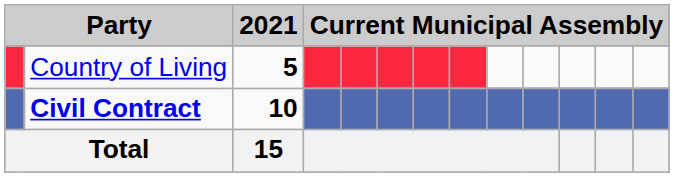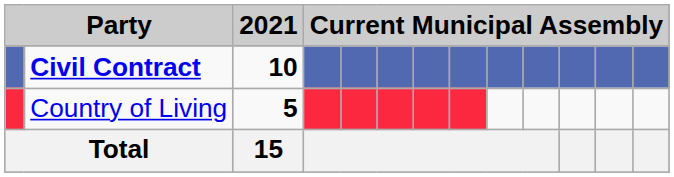rows swapped: (116, 108) <-> (129, 66)
